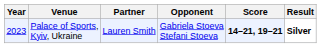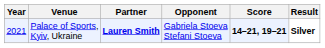(16, 31) 2023 -> (16, 31) 2021
(129, 31) normal -> (131, 31) bold
